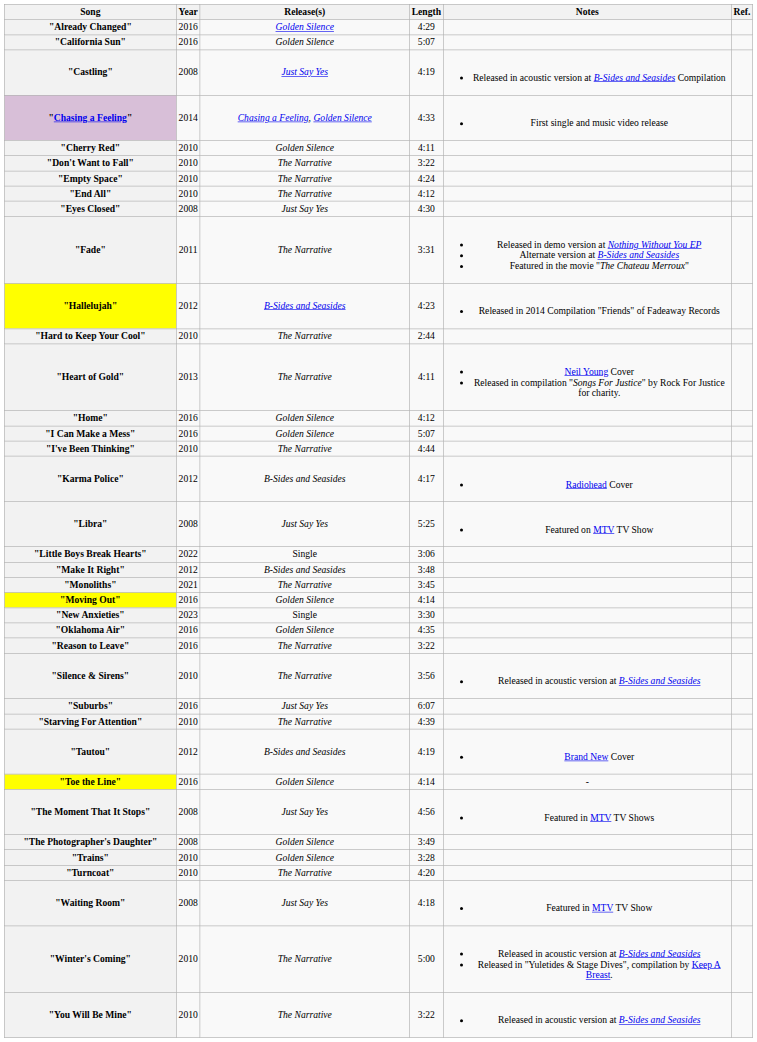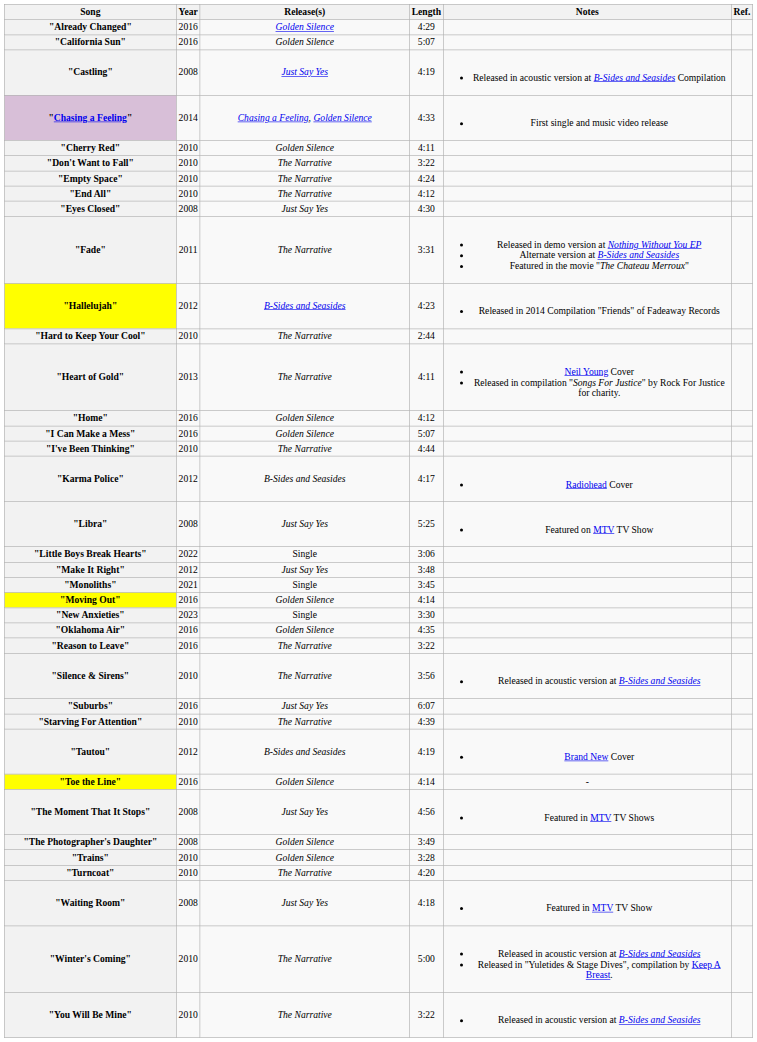(305, 569) B-Sides and Seasides -> (305, 569) Just Say Yes
(305, 585) The Narrative -> (305, 585) Single
